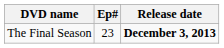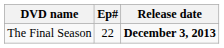(108, 33) 23 -> (108, 33) 22
